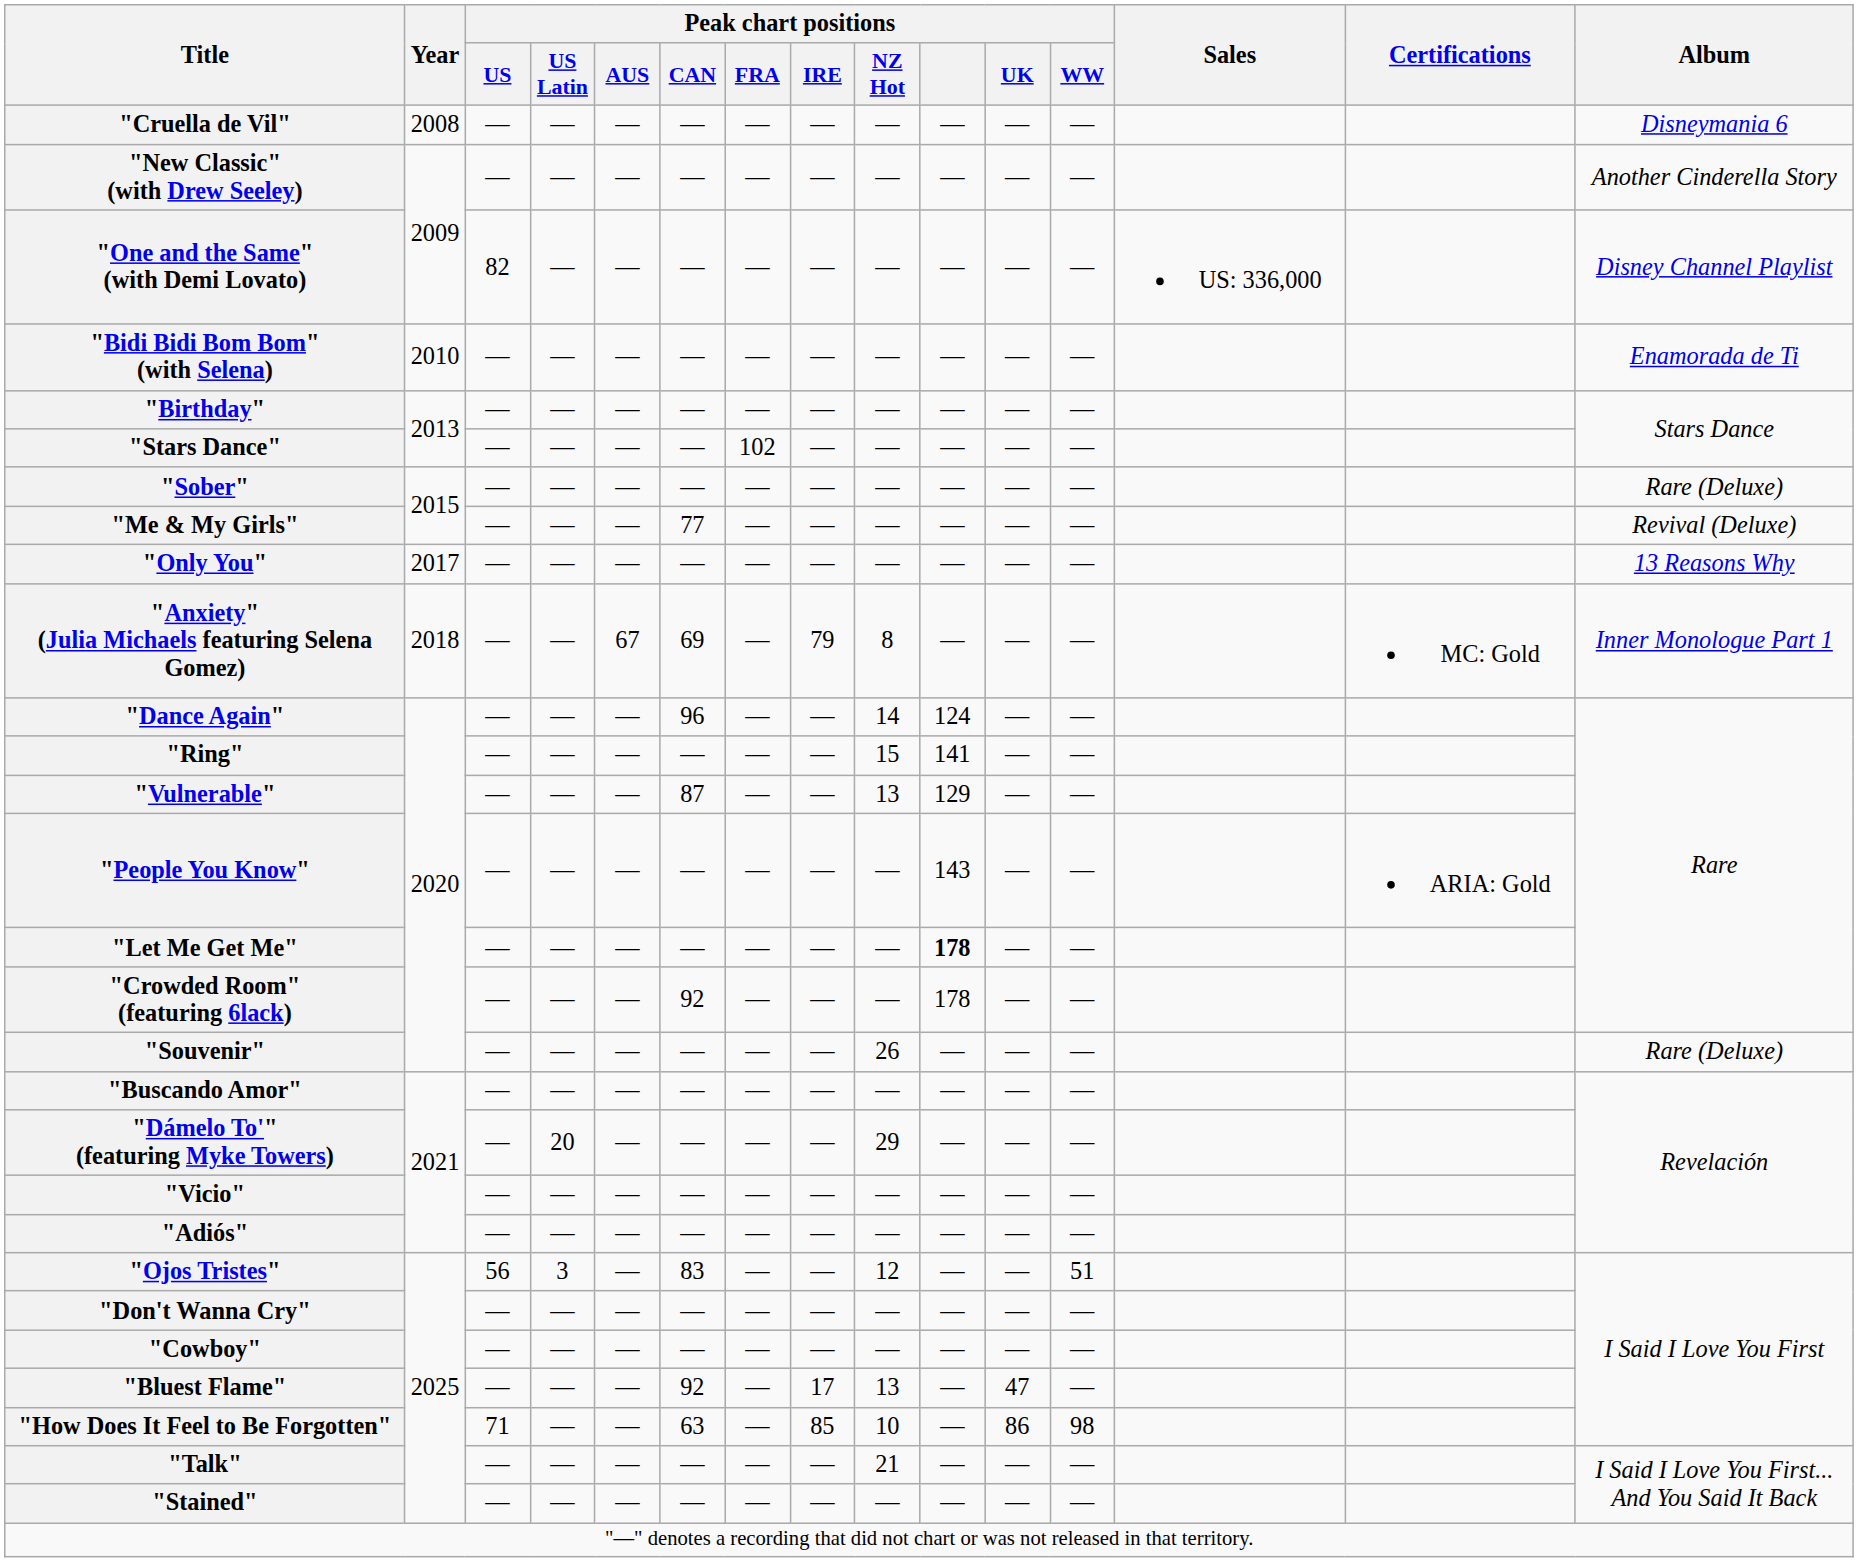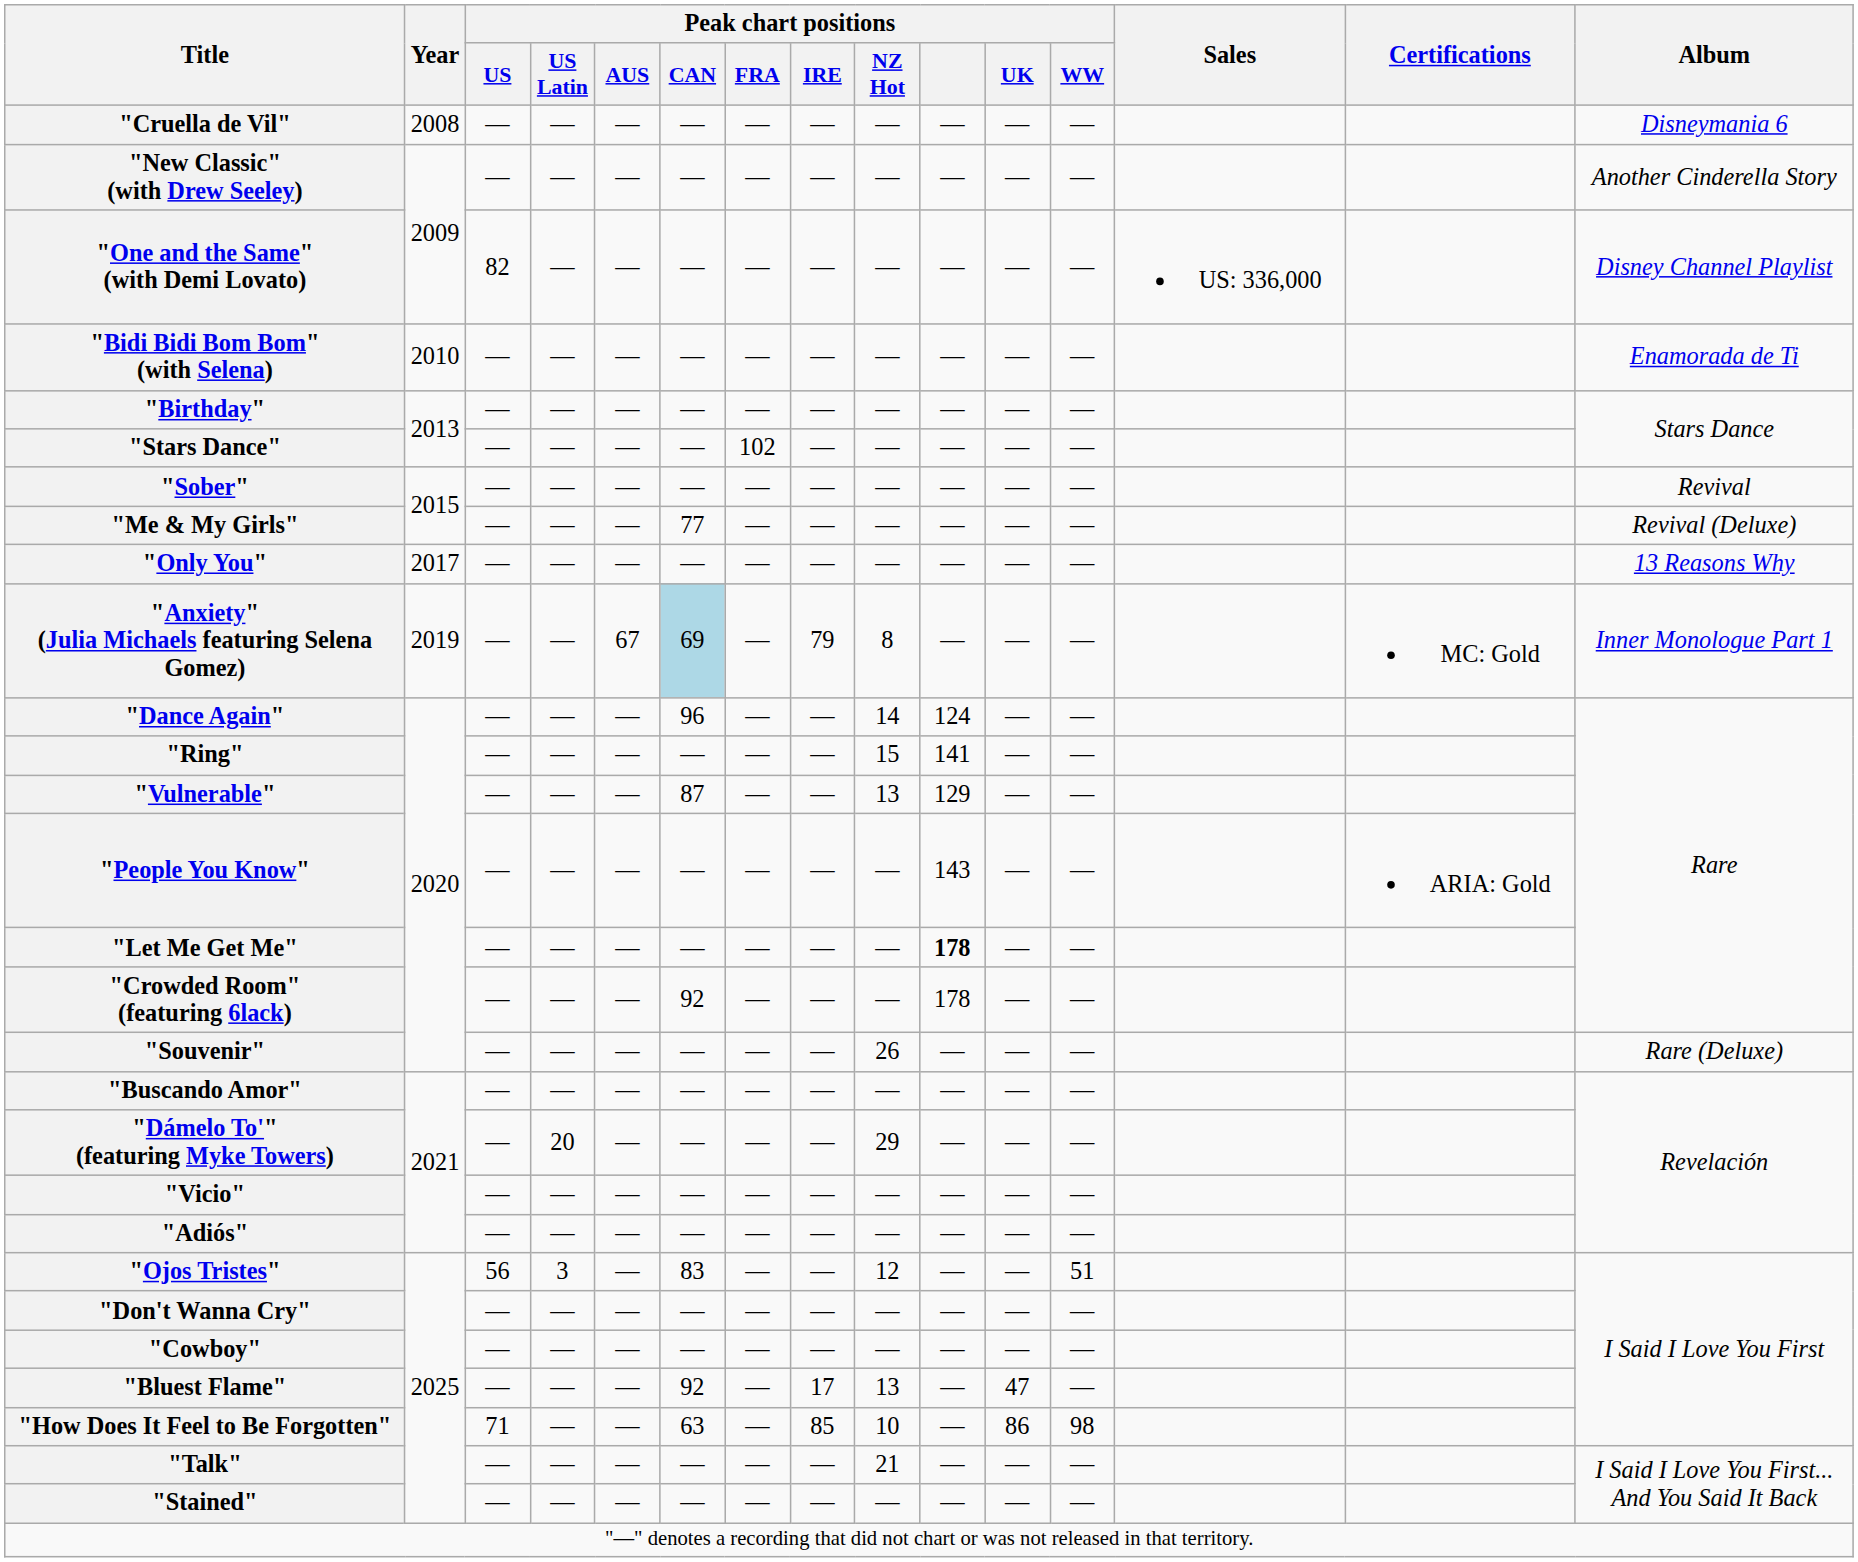(1714, 486) Rare (Deluxe) -> (1714, 486) Revival
(435, 640) 2018 -> (435, 640) 2019
(692, 640) no background -> (692, 640) lightblue background
